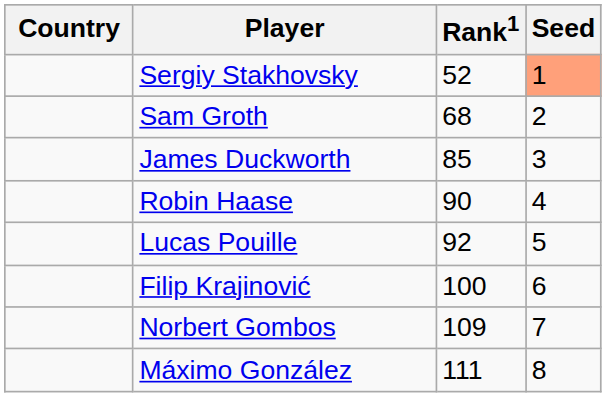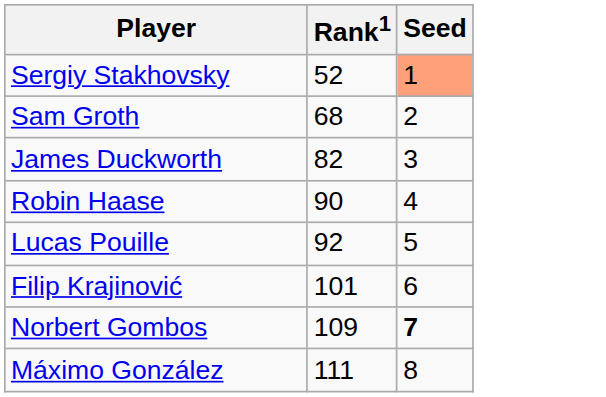- column: (69, 29)
(457, 159) 85 -> (328, 159) 82
(464, 285) 100 -> (336, 285) 101
(539, 327) normal -> (411, 327) bold
